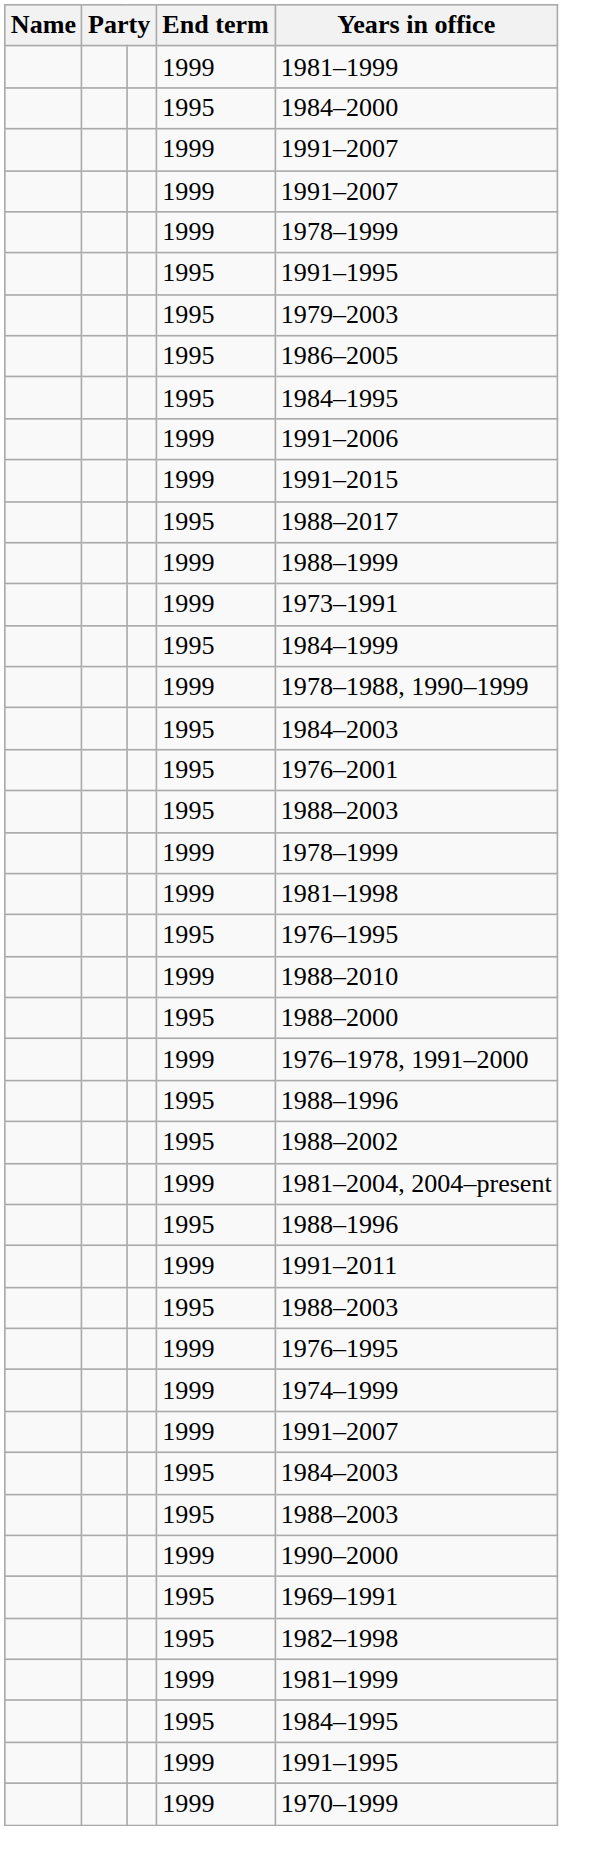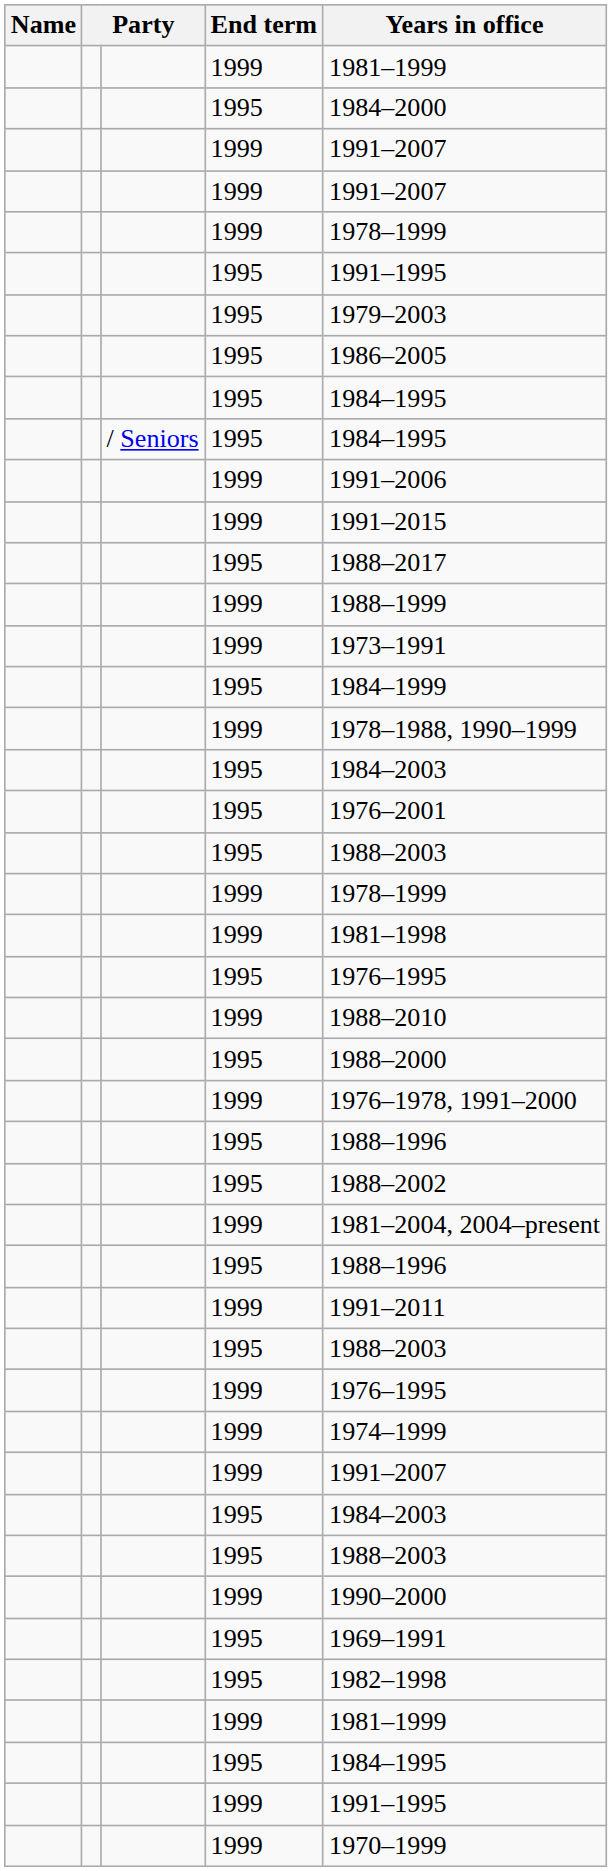+ row: (153, 438)
